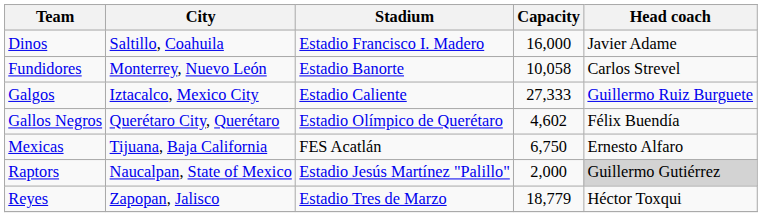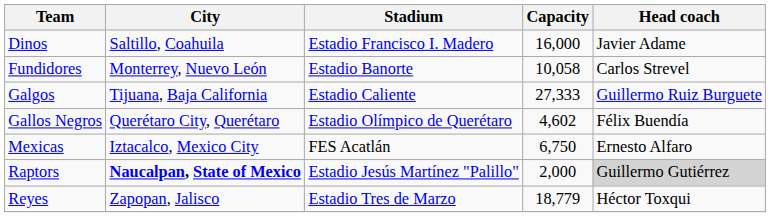(184, 95) Iztacalco, Mexico City -> (188, 95) Tijuana, Baja California
(188, 146) Tijuana, Baja California -> (184, 146) Iztacalco, Mexico City
(201, 172) normal -> (205, 172) bold
